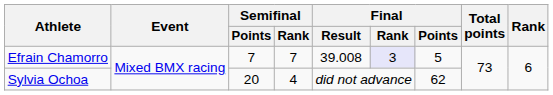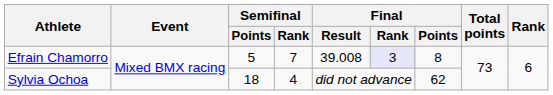(251, 58) 7 -> (251, 58) 5
(438, 58) 5 -> (438, 58) 8
(251, 79) 20 -> (251, 79) 18
